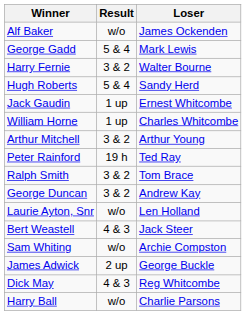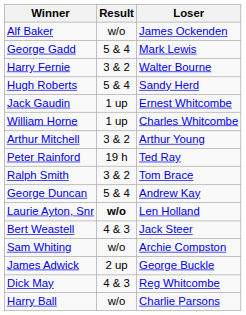(117, 193) 3 & 2 -> (117, 193) 5 & 4
(117, 211) normal -> (117, 211) bold
